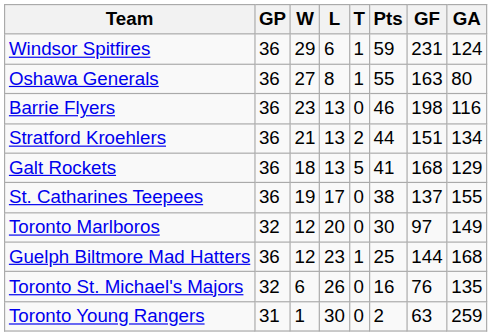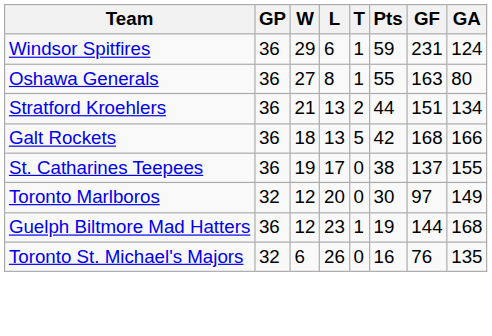- row: (62, 108)
(384, 167) 41 -> (384, 138) 42
(467, 167) 129 -> (467, 138) 166
(384, 256) 25 -> (384, 227) 19
- row: (107, 316)
